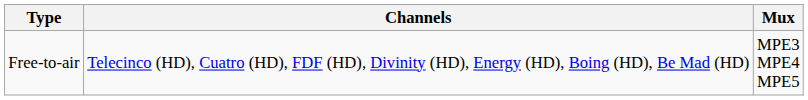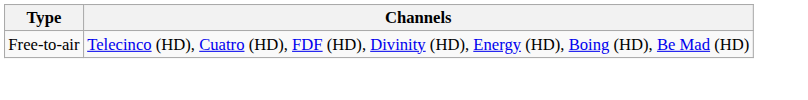- column: (778, 17)
